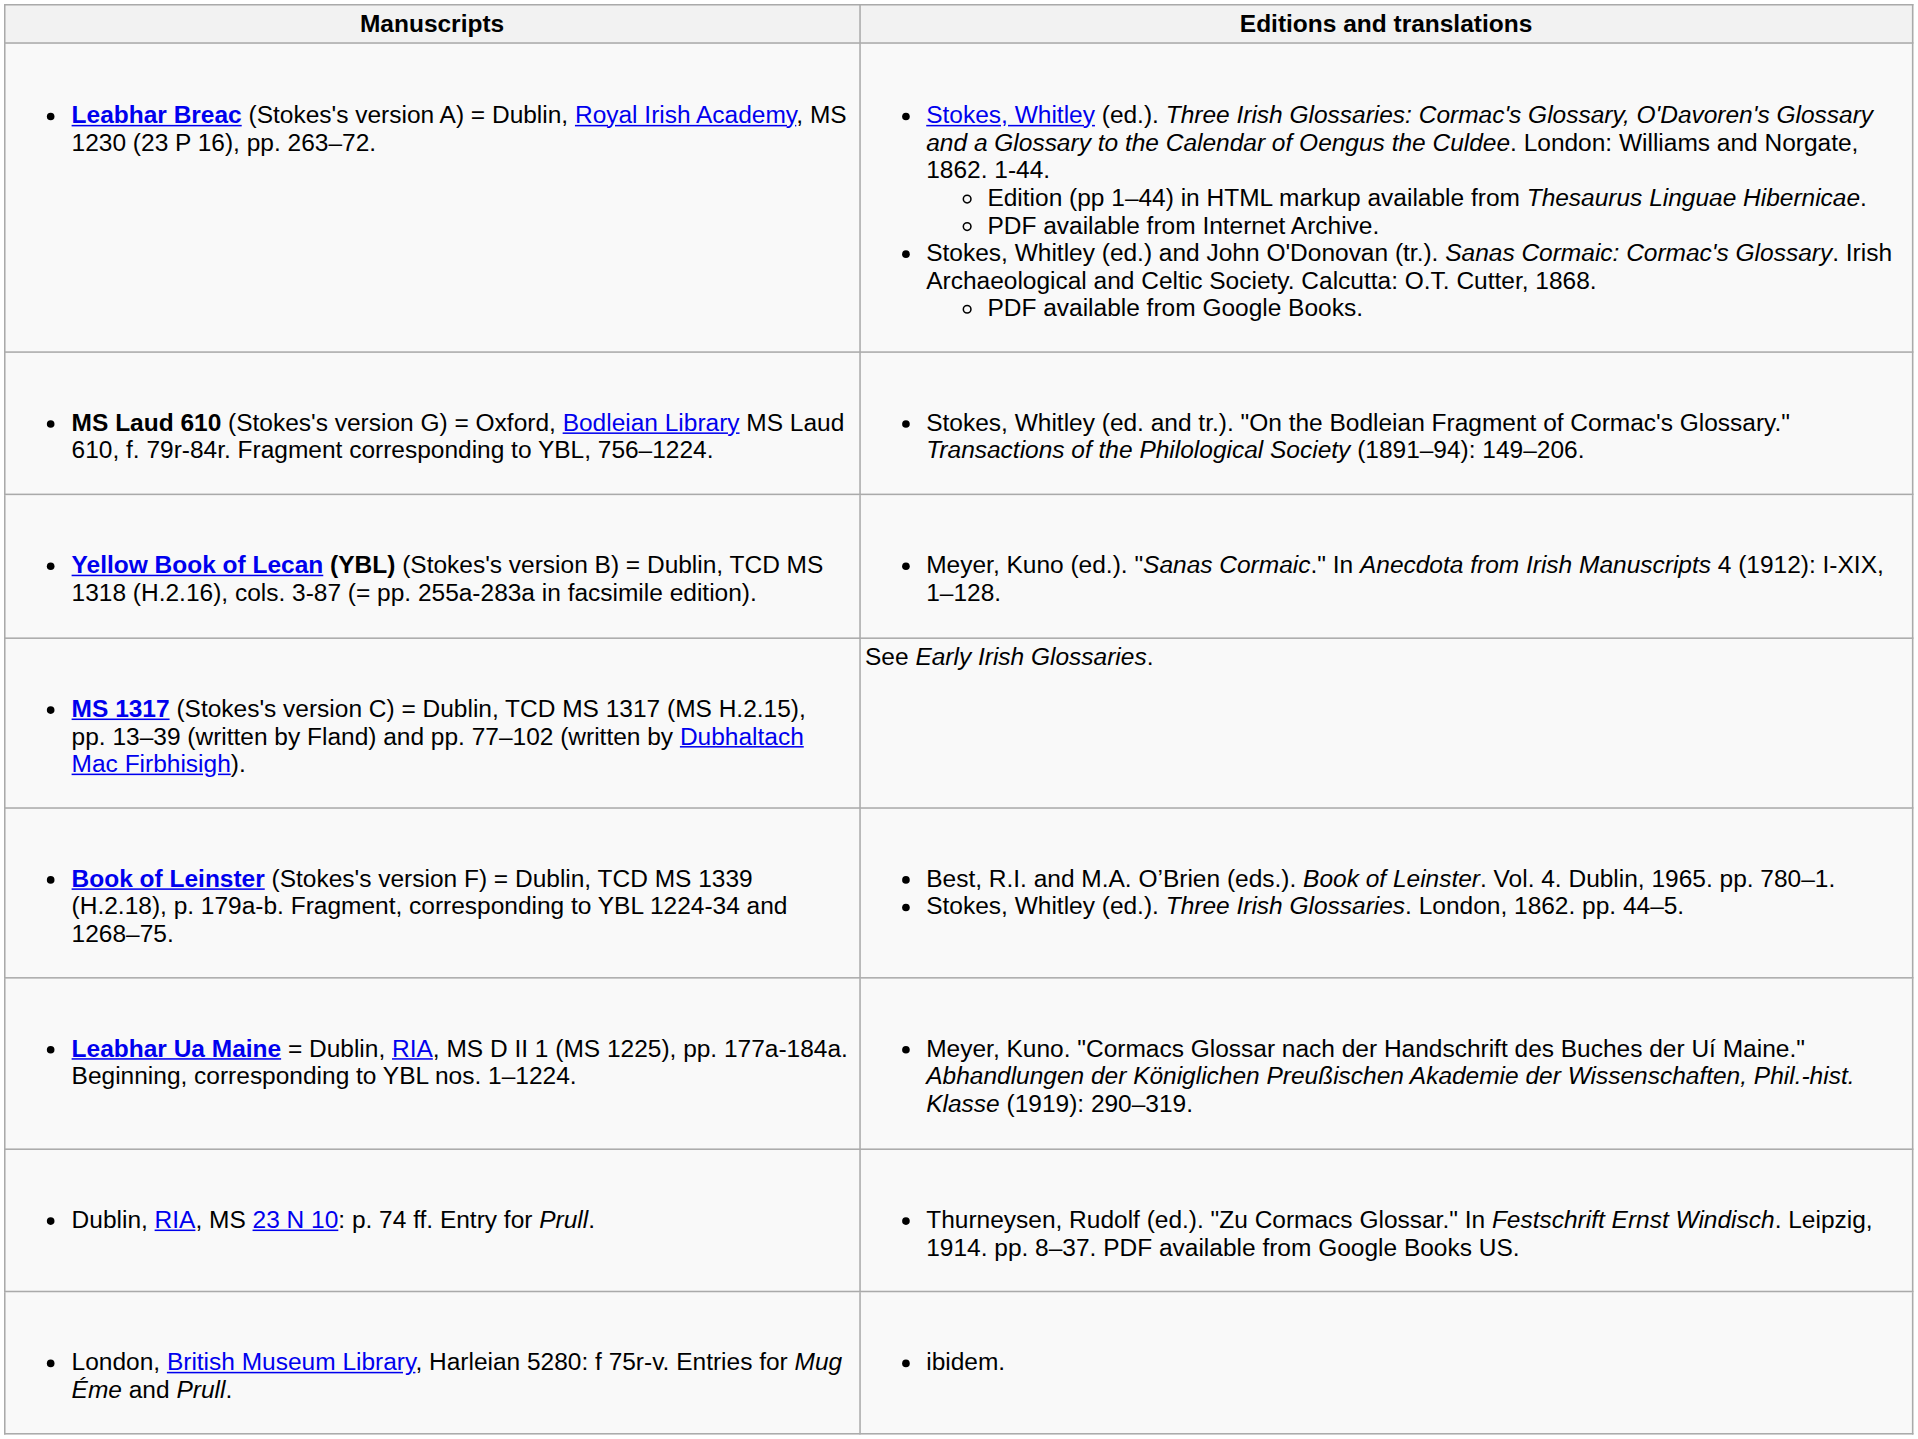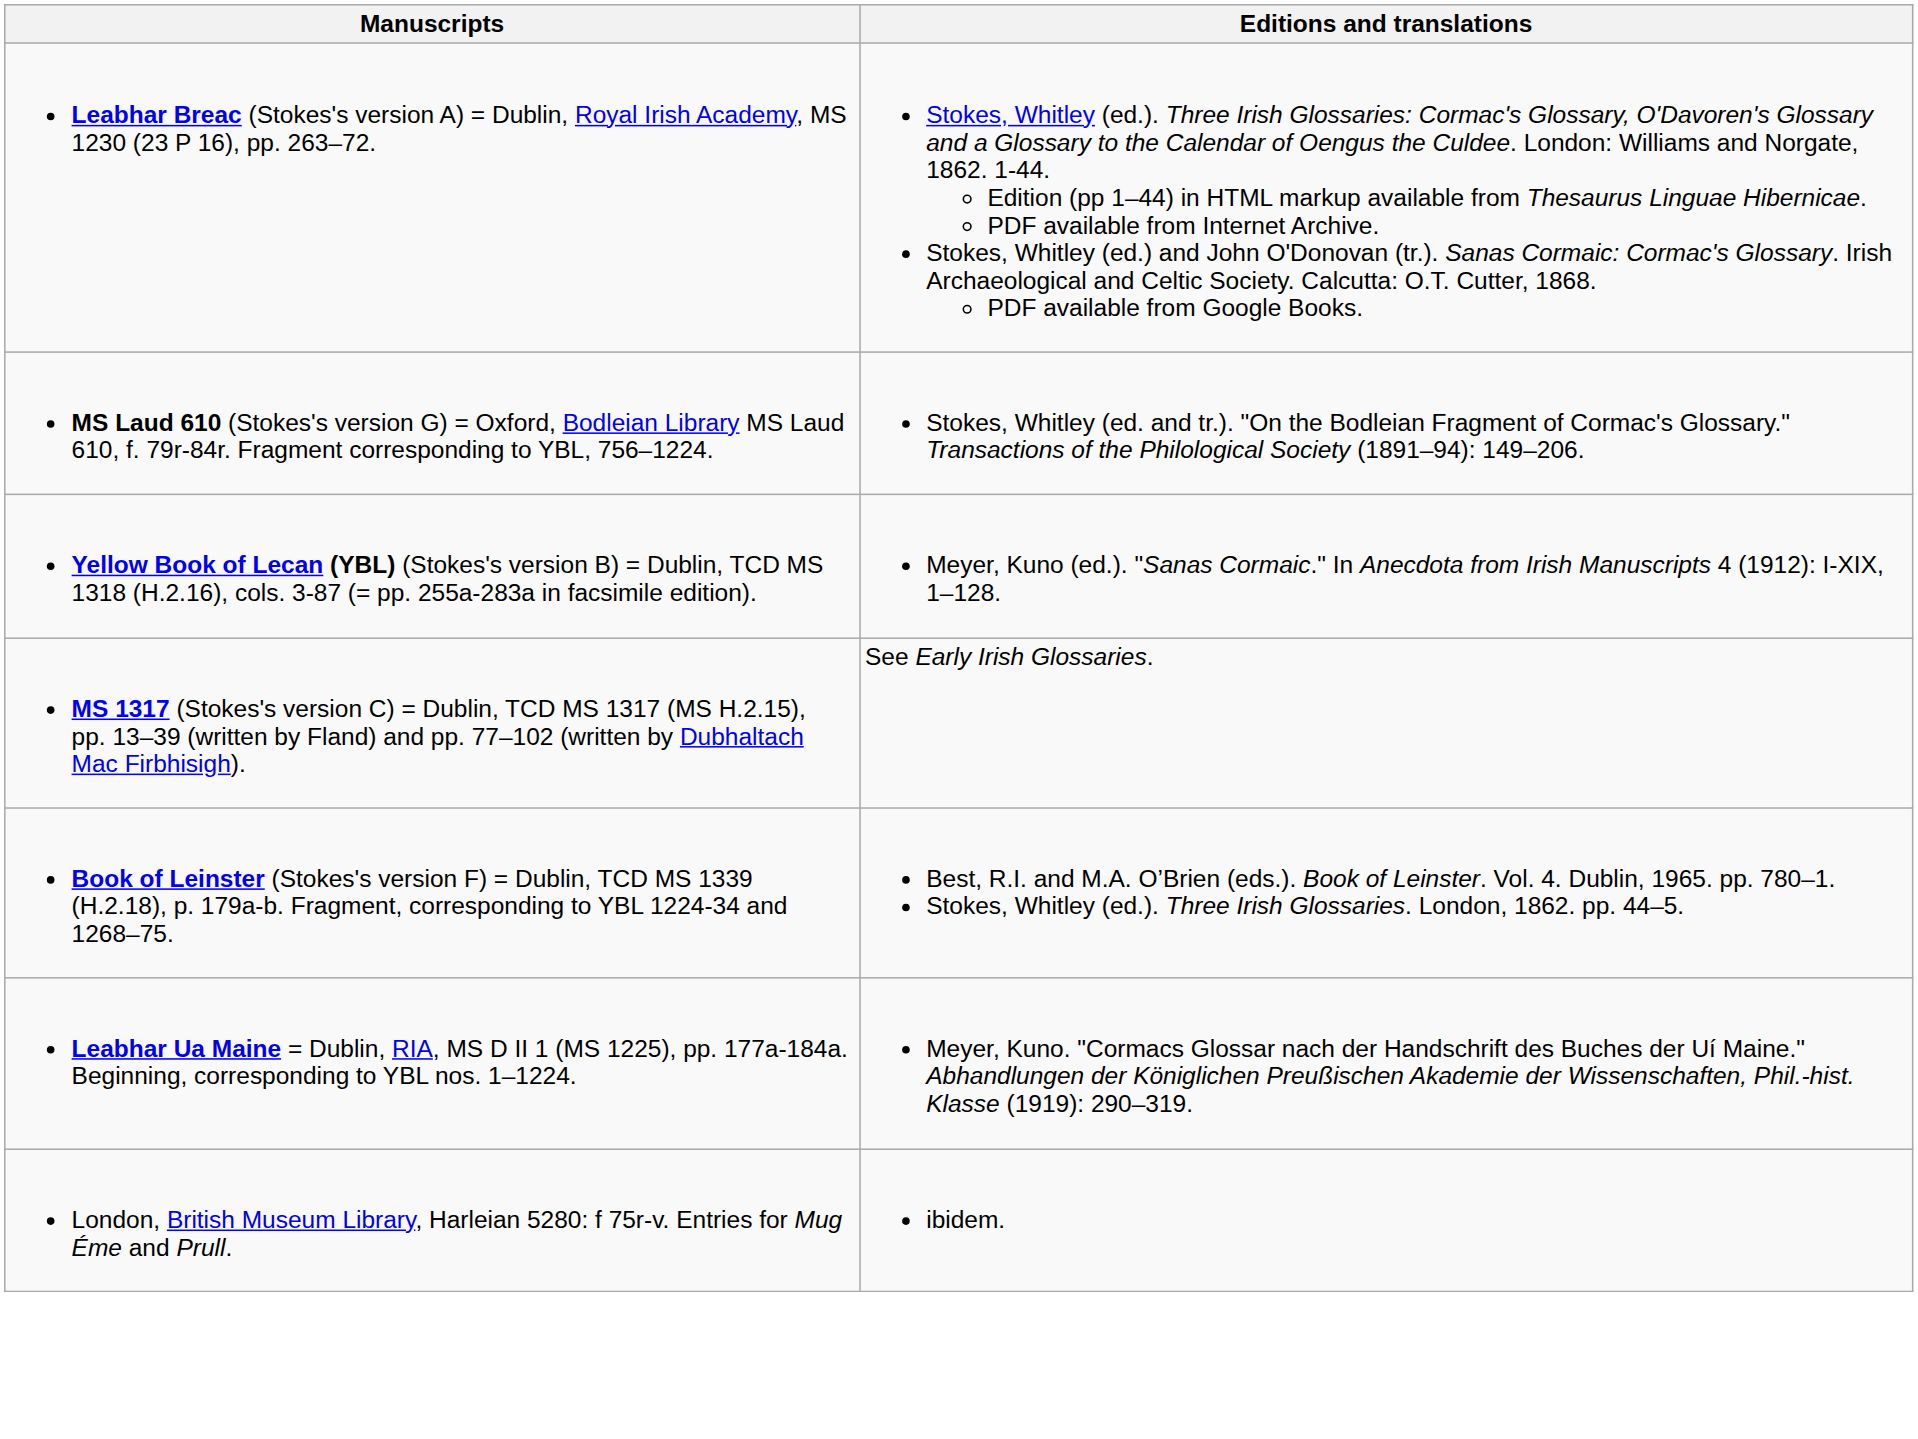- row: (432, 1220)
